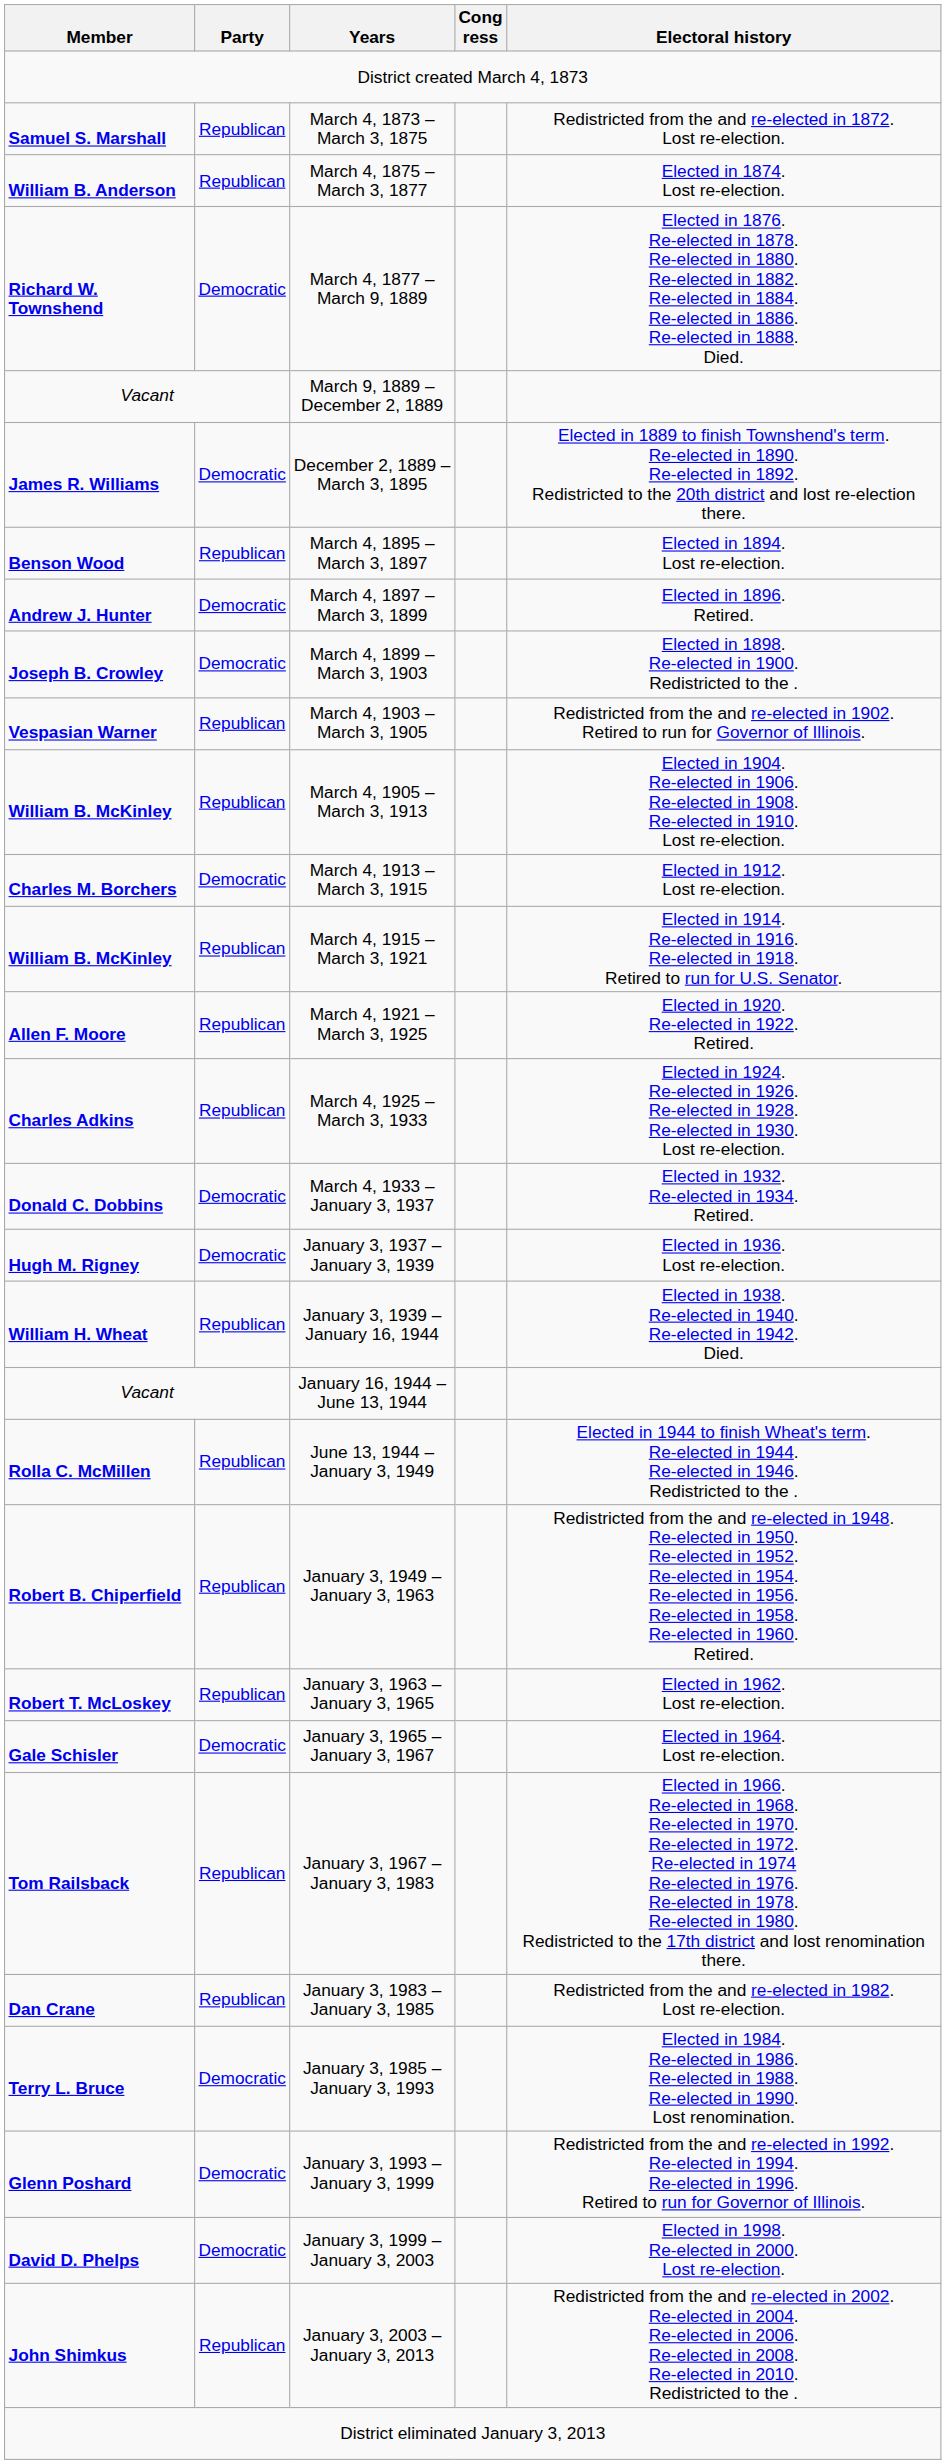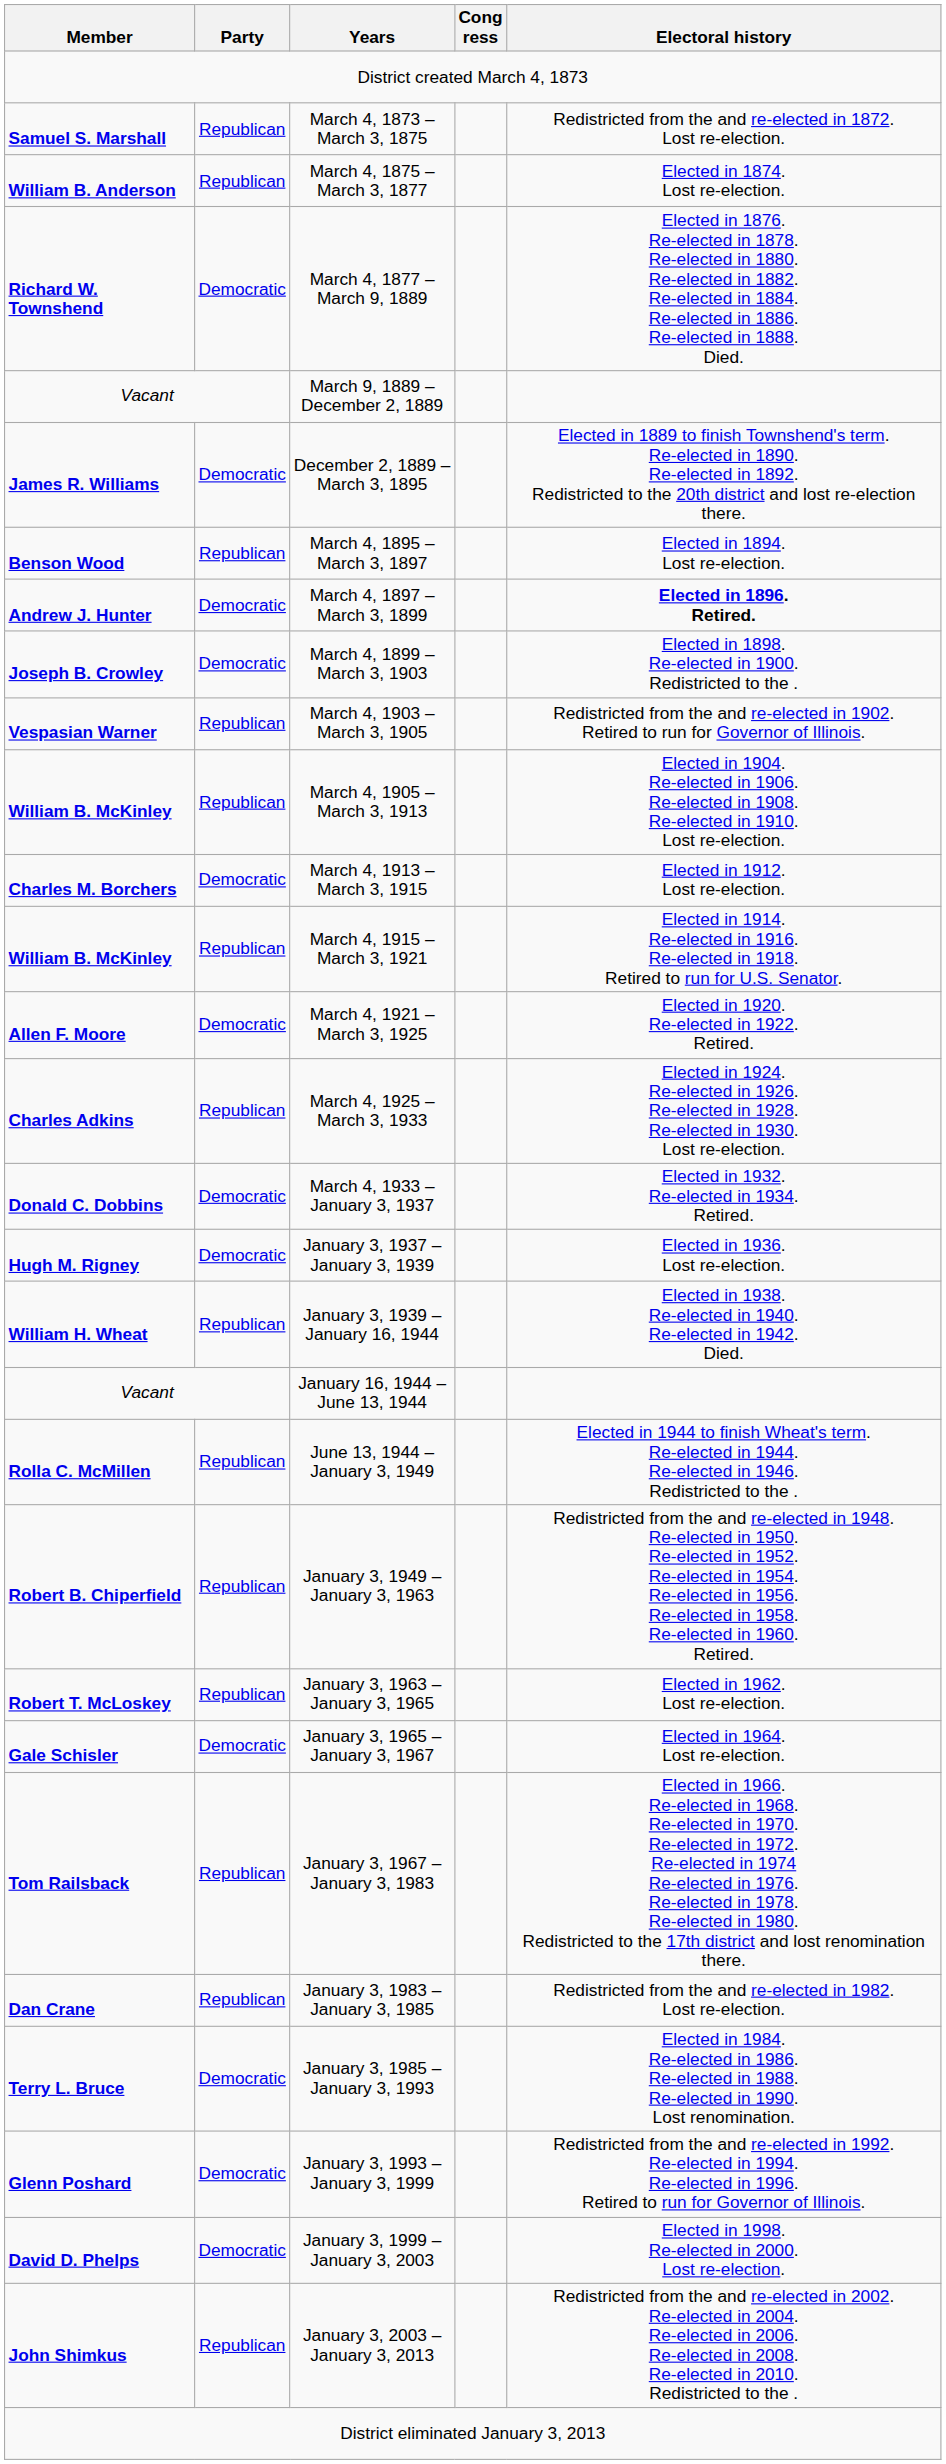(724, 605) normal -> (724, 605) bold
(242, 1025) Republican -> (242, 1025) Democratic
